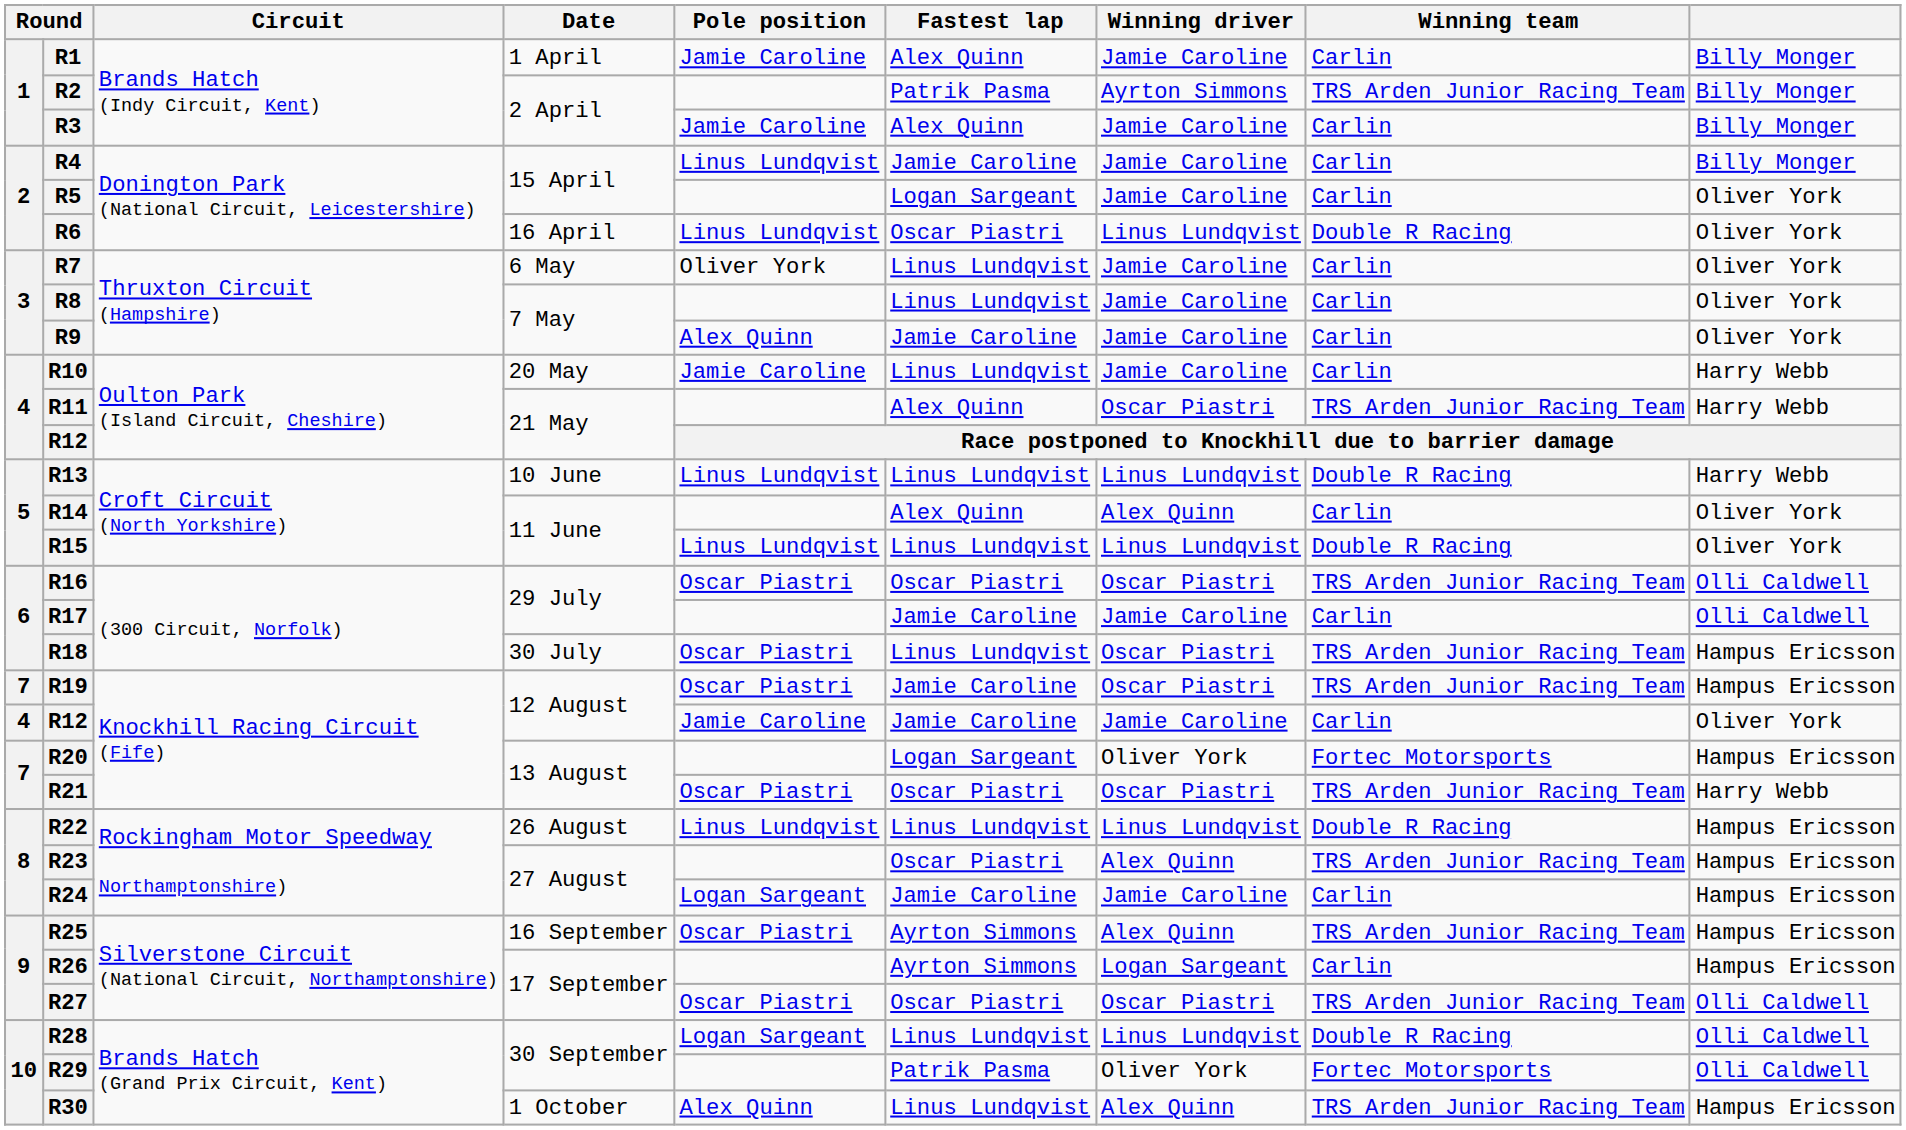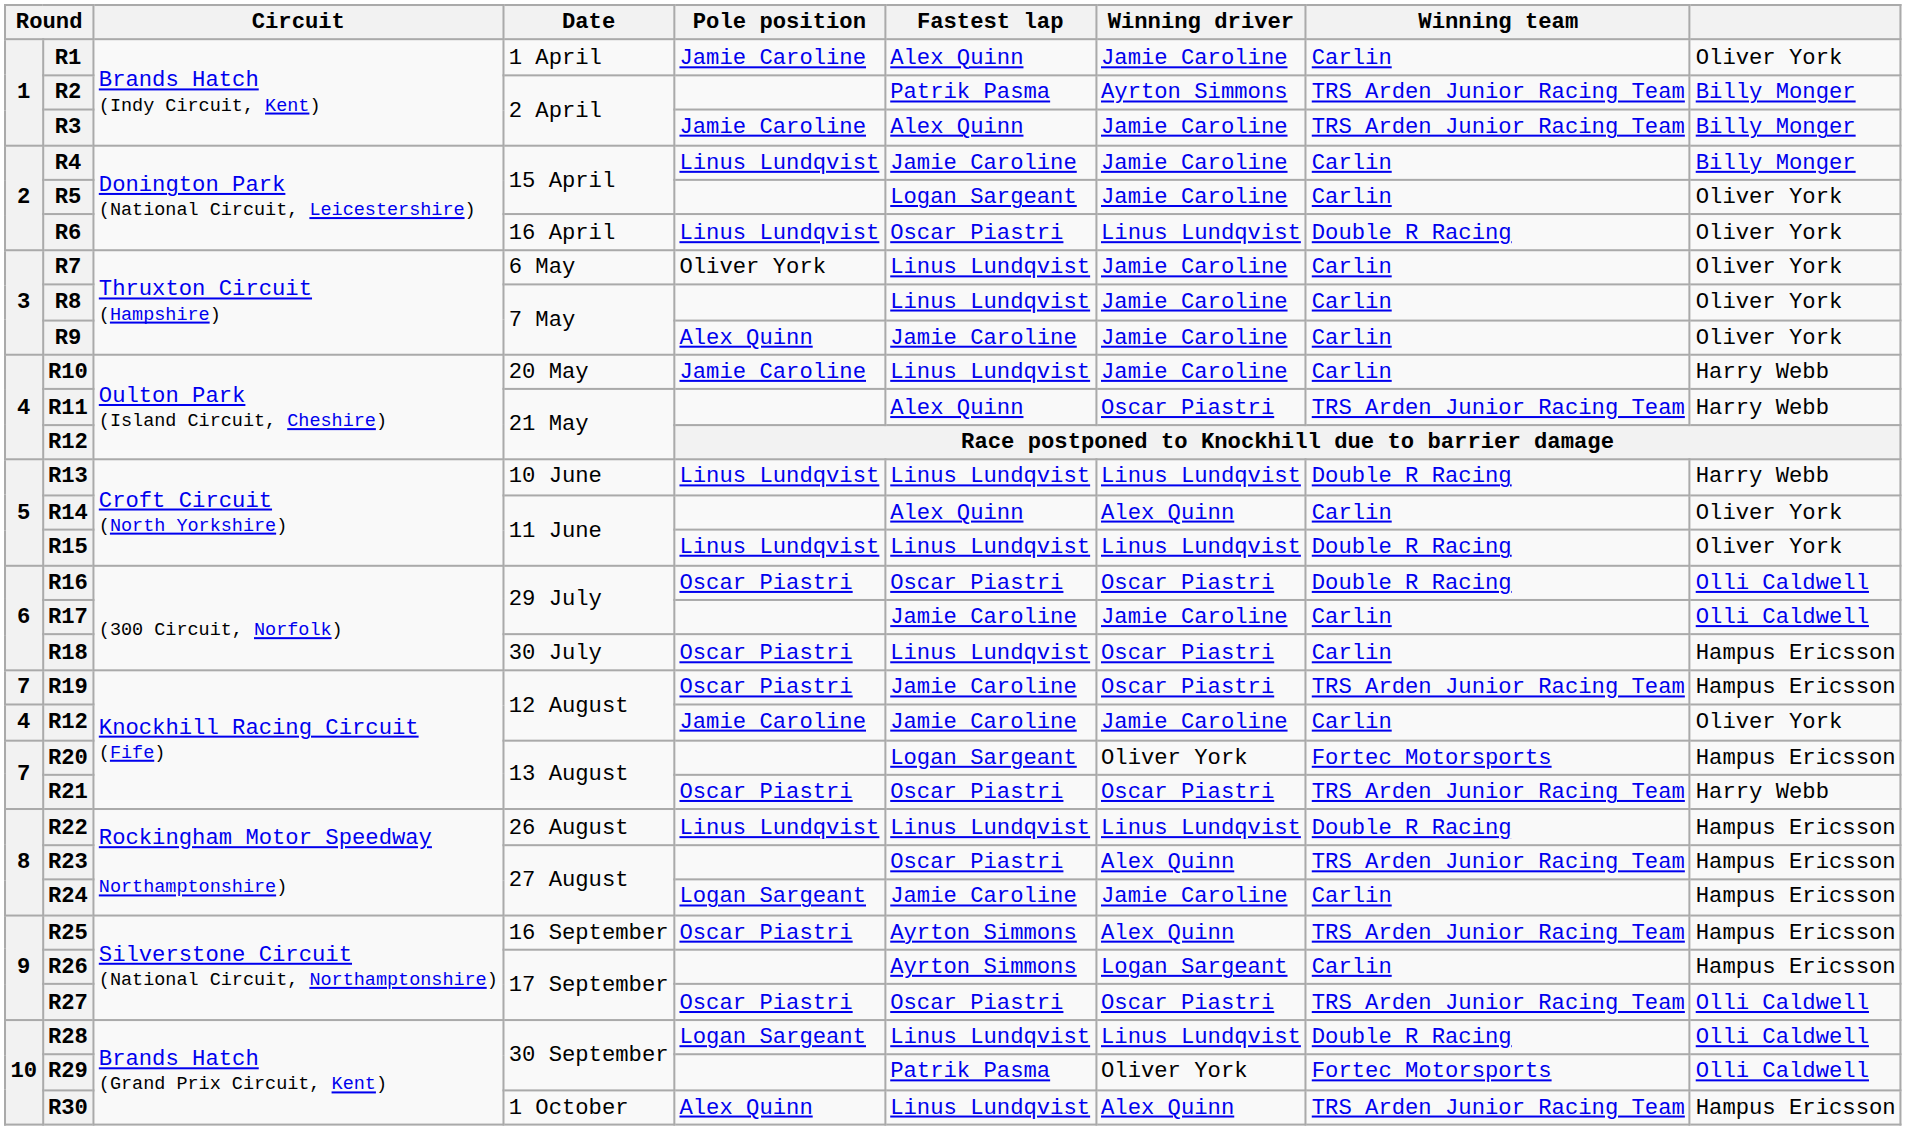(1776, 58) Billy Monger -> (1769, 58) Oliver York
(1352, 128) Carlin -> (1498, 128) TRS Arden Junior Racing Team
(1498, 582) TRS Arden Junior Racing Team -> (1412, 582) Double R Racing
(1498, 652) TRS Arden Junior Racing Team -> (1352, 652) Carlin
